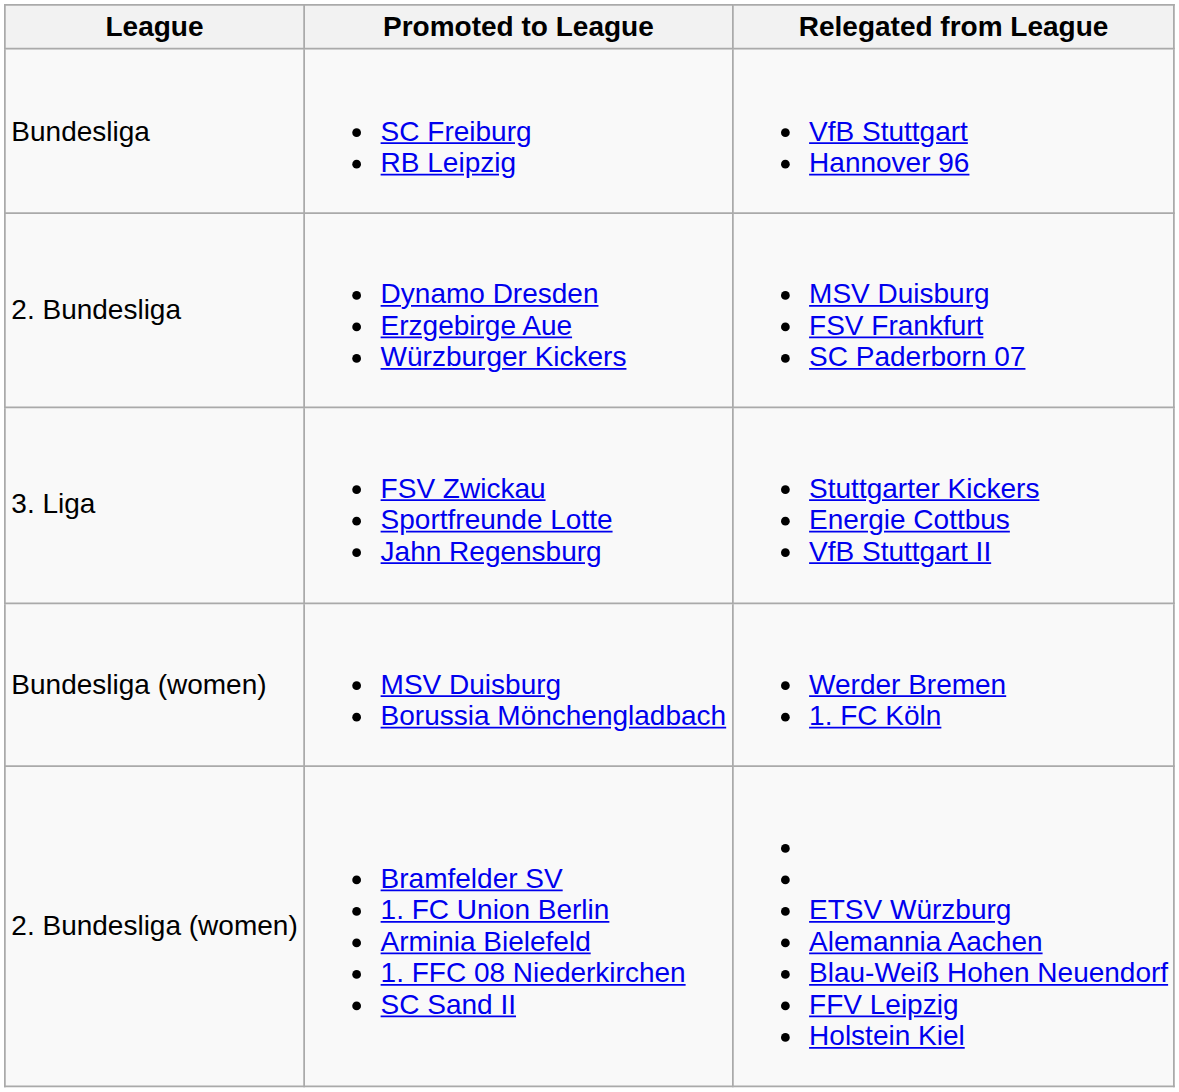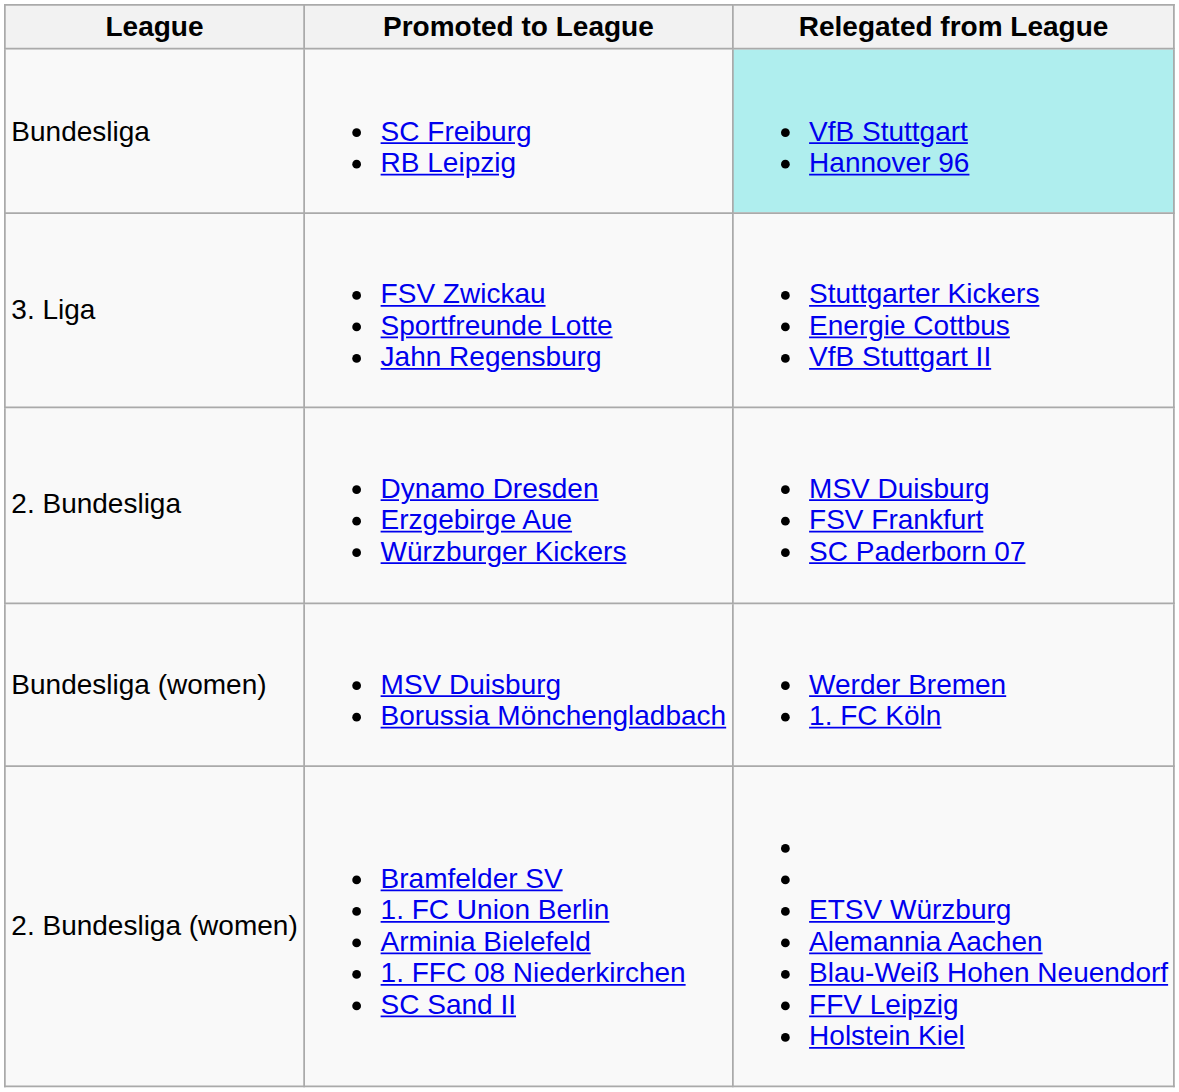(954, 147) no background -> (954, 147) paleturquoise background
rows swapped: (96, 309) <-> (53, 504)
